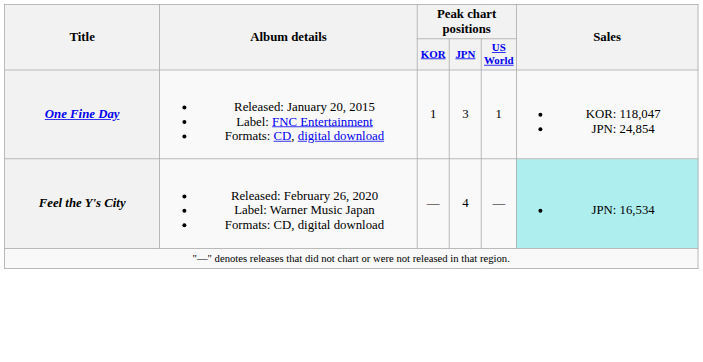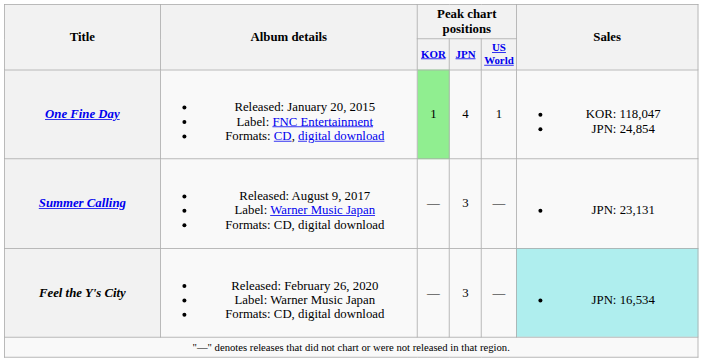(433, 114) no background -> (433, 114) lightgreen background
(465, 114) 3 -> (466, 114) 4
+ row: (82, 203)
(465, 203) 4 -> (466, 292) 3
